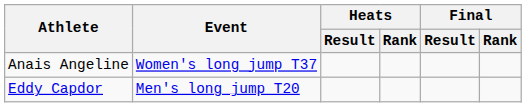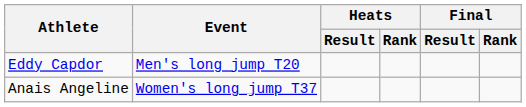rows swapped: (56, 89) <-> (68, 65)
